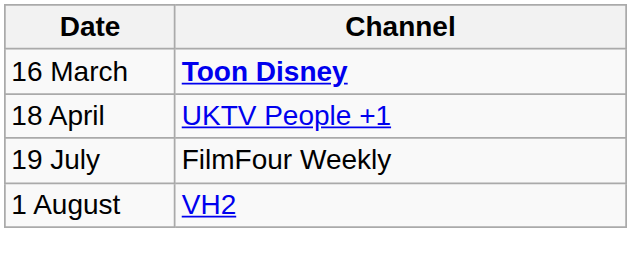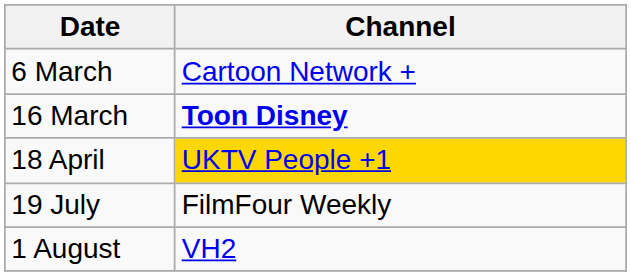+ row: (62, 71)
(286, 115) no background -> (286, 159) gold background
